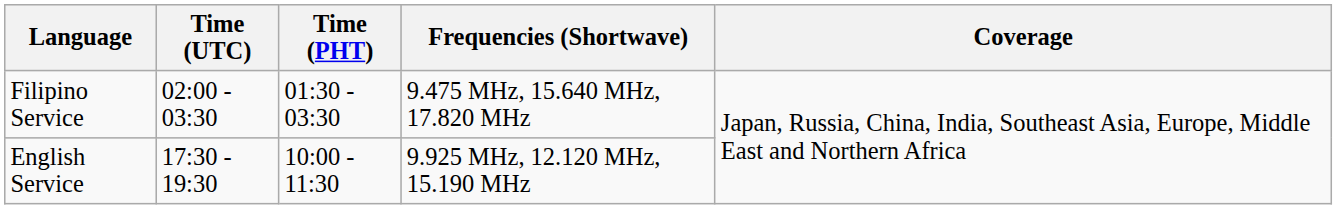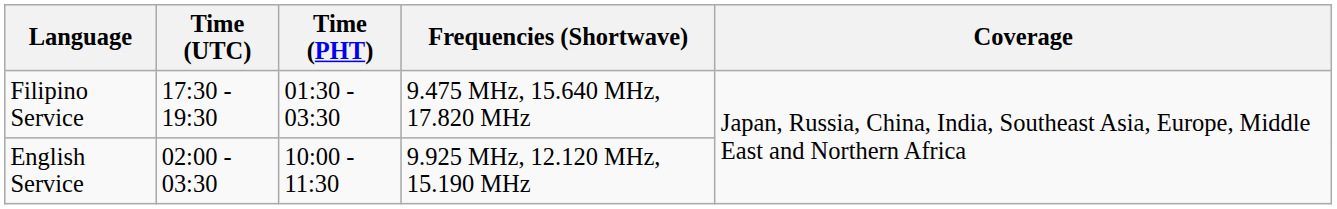(197, 104) 02:00 - 03:30 -> (197, 104) 17:30 - 19:30
(197, 170) 17:30 - 19:30 -> (197, 170) 02:00 - 03:30
